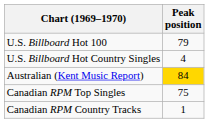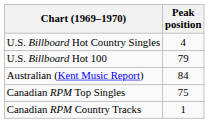rows swapped: (57, 42) <-> (83, 59)
(183, 76) gold background -> (183, 76) no background
